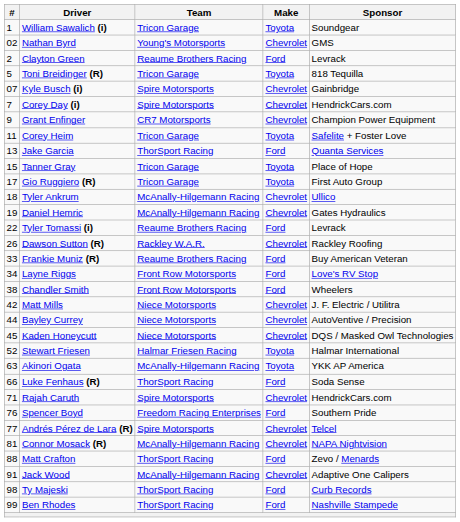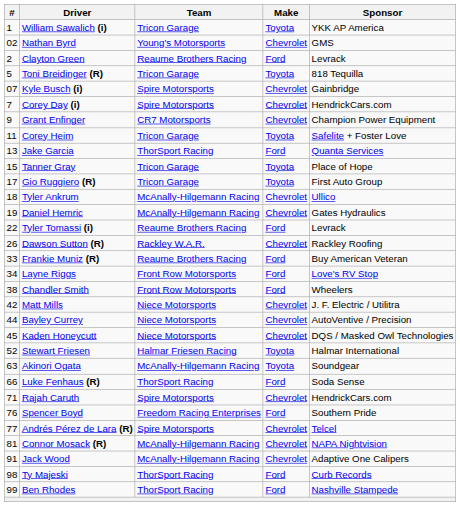(335, 28) Soundgear -> (348, 28) YKK AP America
(348, 366) YKK AP America -> (335, 366) Soundgear
- row: (49, 459)
